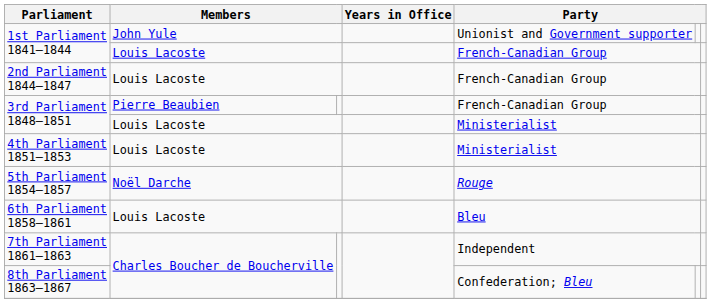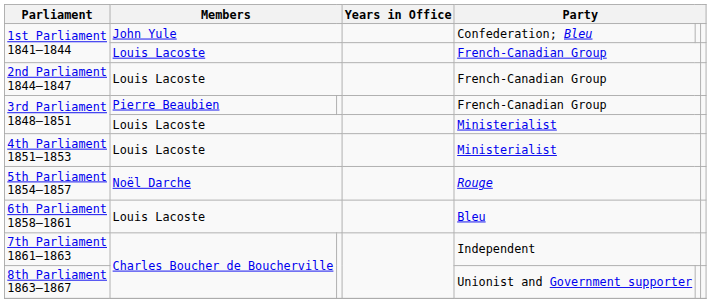(575, 33) Unionist and Government supporter -> (525, 33) Confederation; Bleu
(525, 282) Confederation; Bleu -> (575, 282) Unionist and Government supporter
